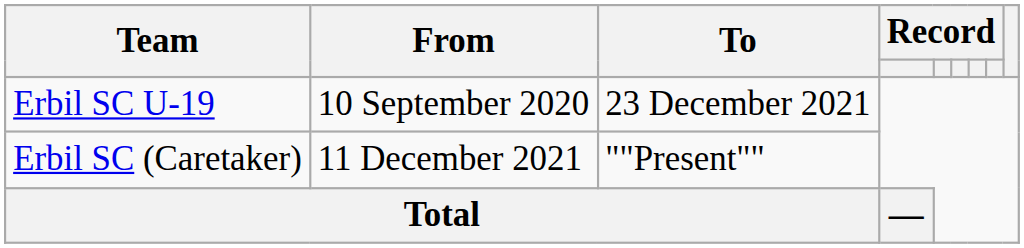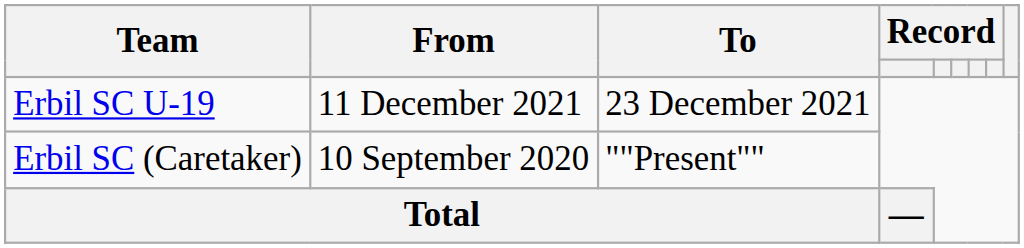(453, 103) 10 September 2020 -> (450, 103) 11 December 2021
(450, 158) 11 December 2021 -> (453, 158) 10 September 2020
